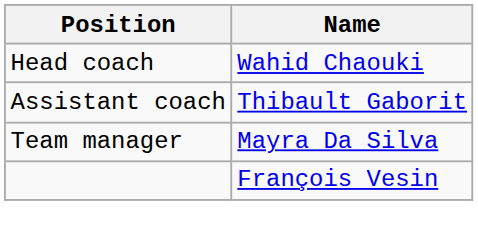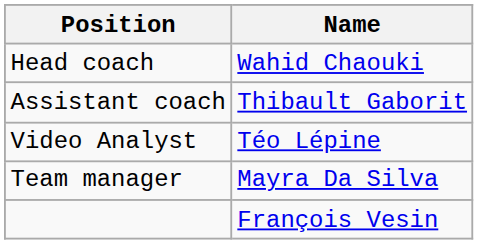+ row: (104, 141)
